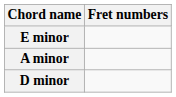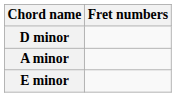rows swapped: (44, 37) <-> (44, 80)
